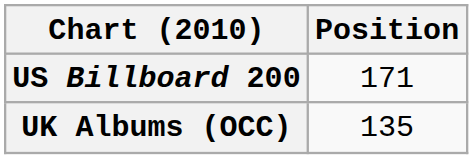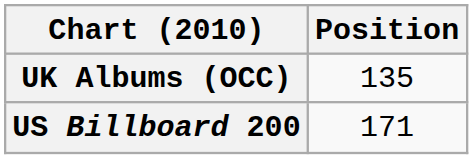rows swapped: (156, 128) <-> (156, 79)
